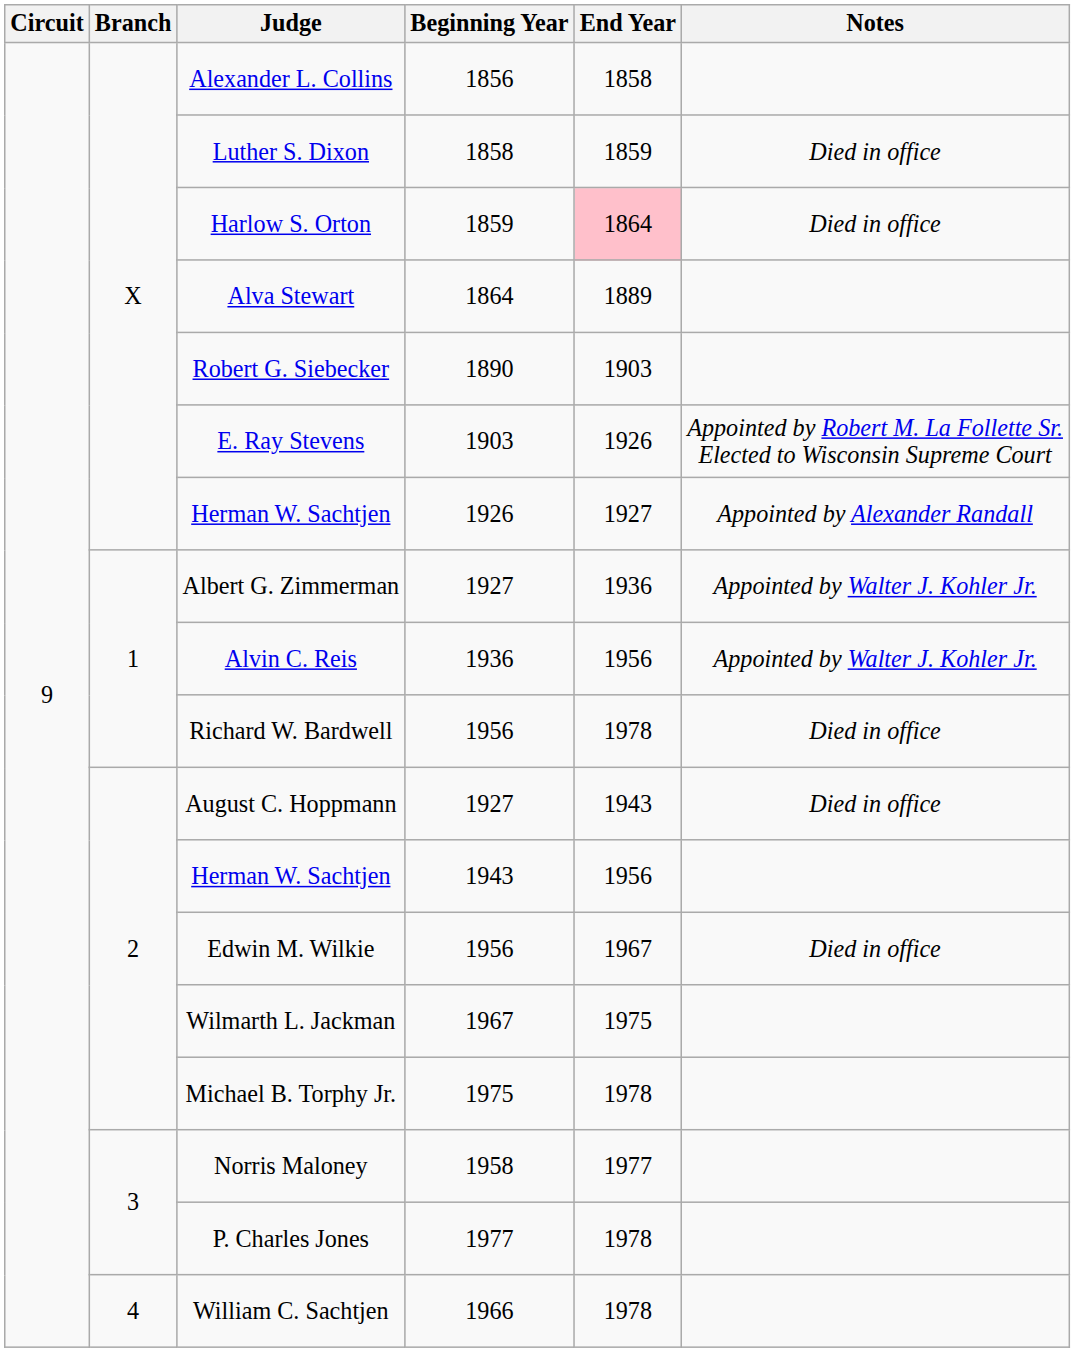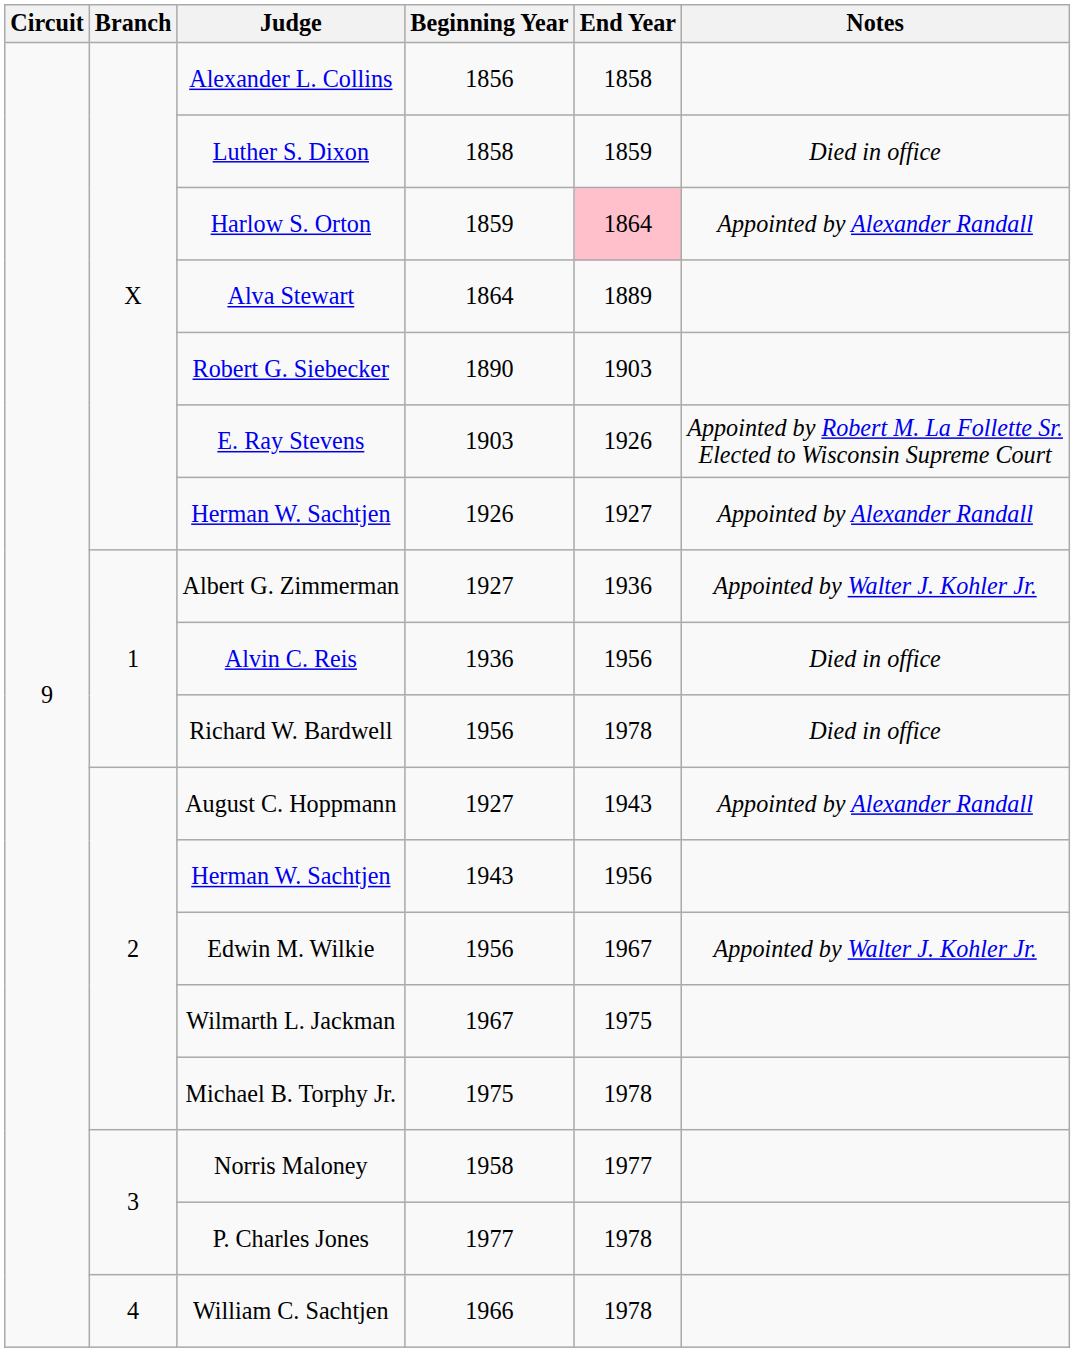(875, 224) Died in office -> (875, 224) Appointed by Alexander Randall
(875, 658) Appointed by Walter J. Kohler Jr. -> (875, 658) Died in office
(875, 803) Died in office -> (875, 803) Appointed by Alexander Randall
(875, 948) Died in office -> (875, 948) Appointed by Walter J. Kohler Jr.
